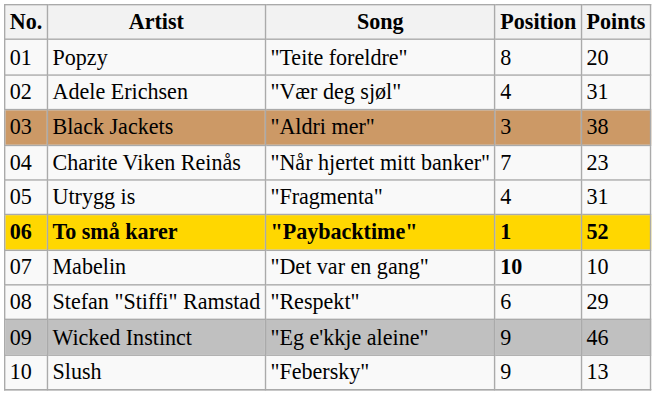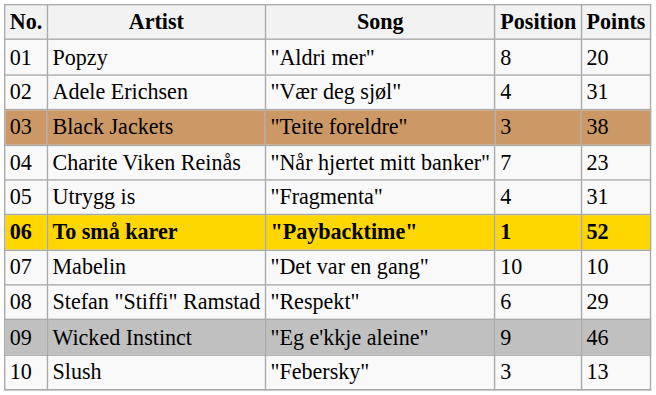(339, 57) "Teite foreldre" -> (323, 57) "Aldri mer"
(323, 127) "Aldri mer" -> (339, 127) "Teite foreldre"
(511, 267) bold -> (511, 267) normal
(506, 372) 9 -> (506, 372) 3
